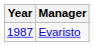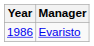(20, 32) 1987 -> (20, 32) 1986
